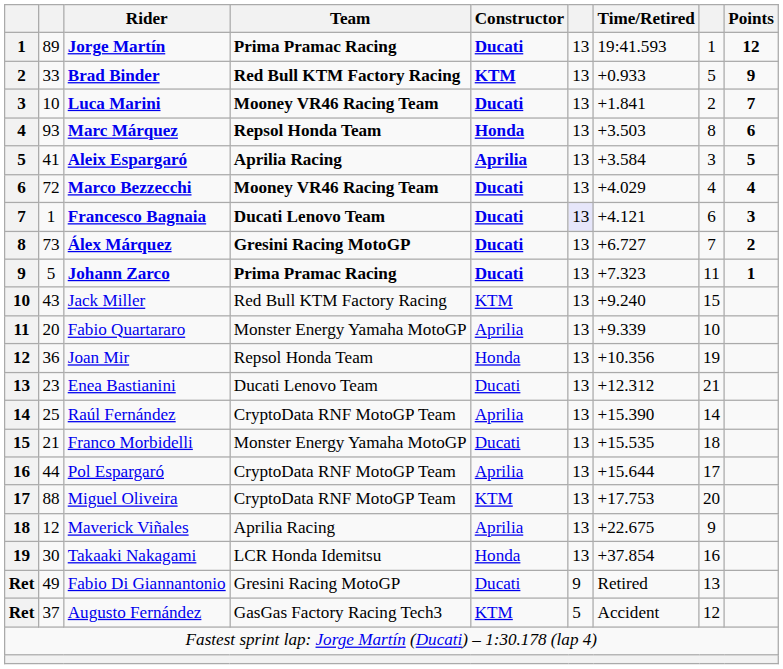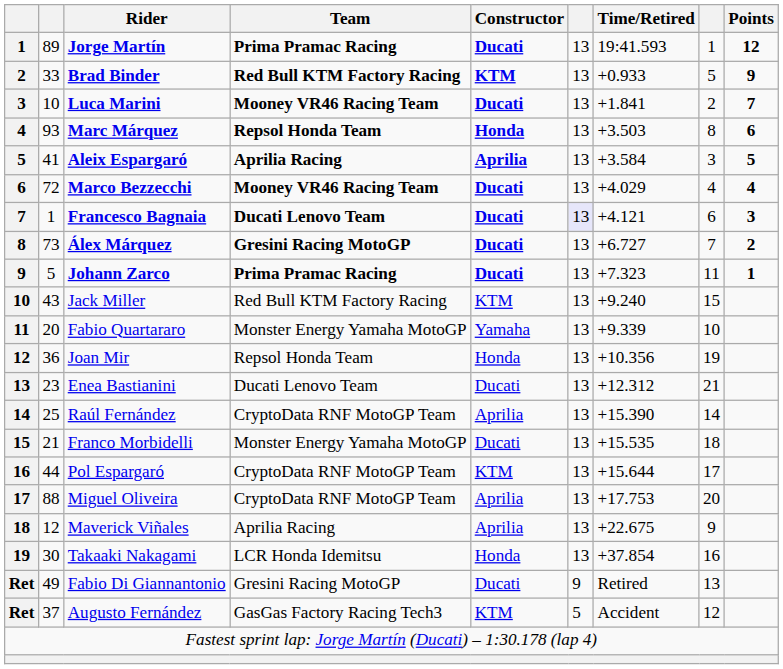(499, 329) Aprilia -> (502, 329) Yamaha
(499, 470) Aprilia -> (494, 470) KTM
(494, 498) KTM -> (499, 498) Aprilia
